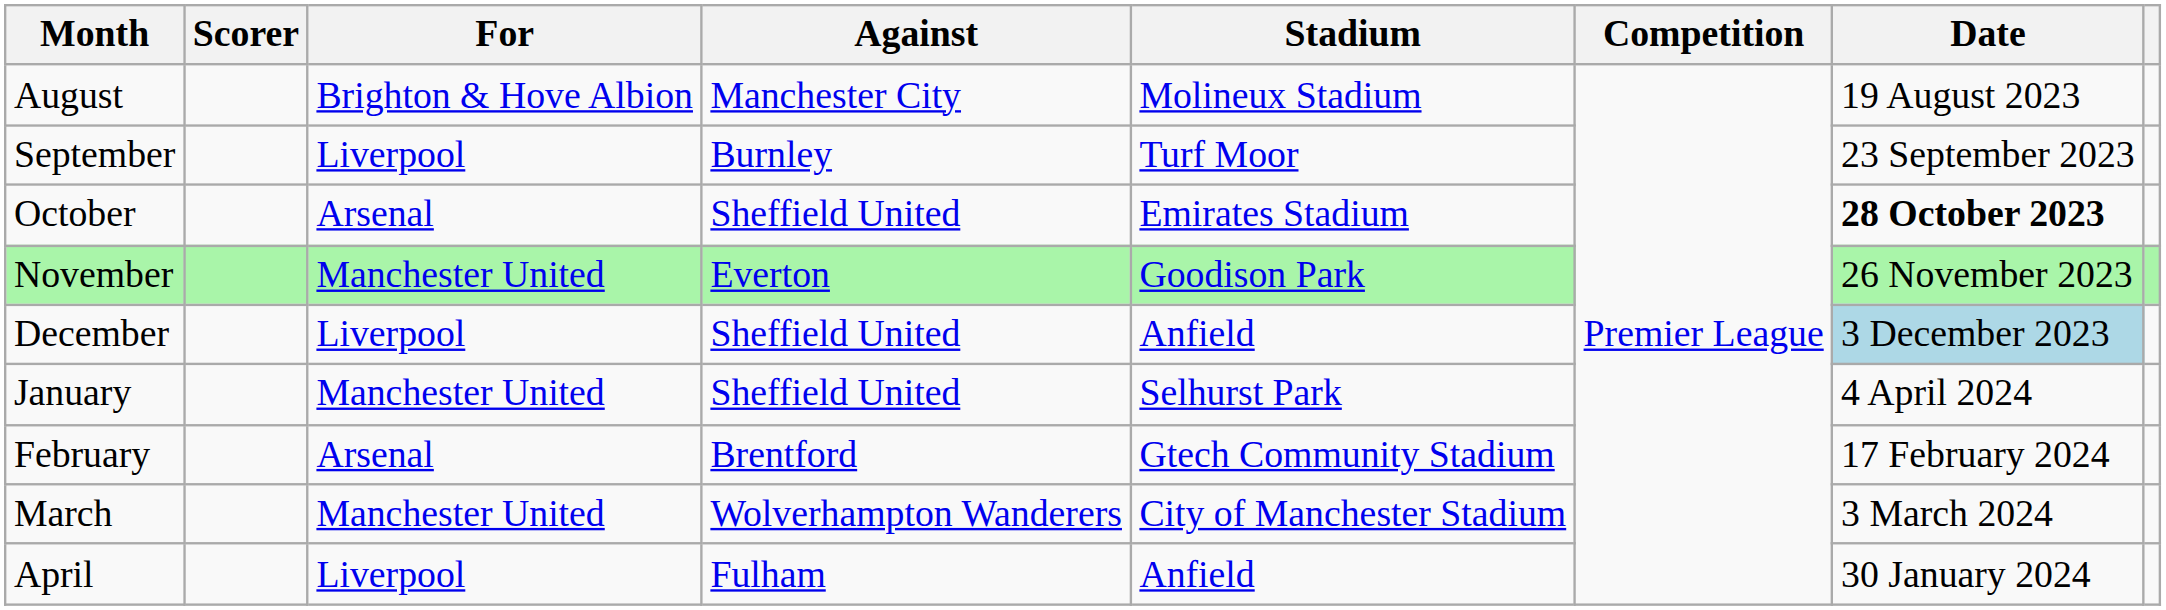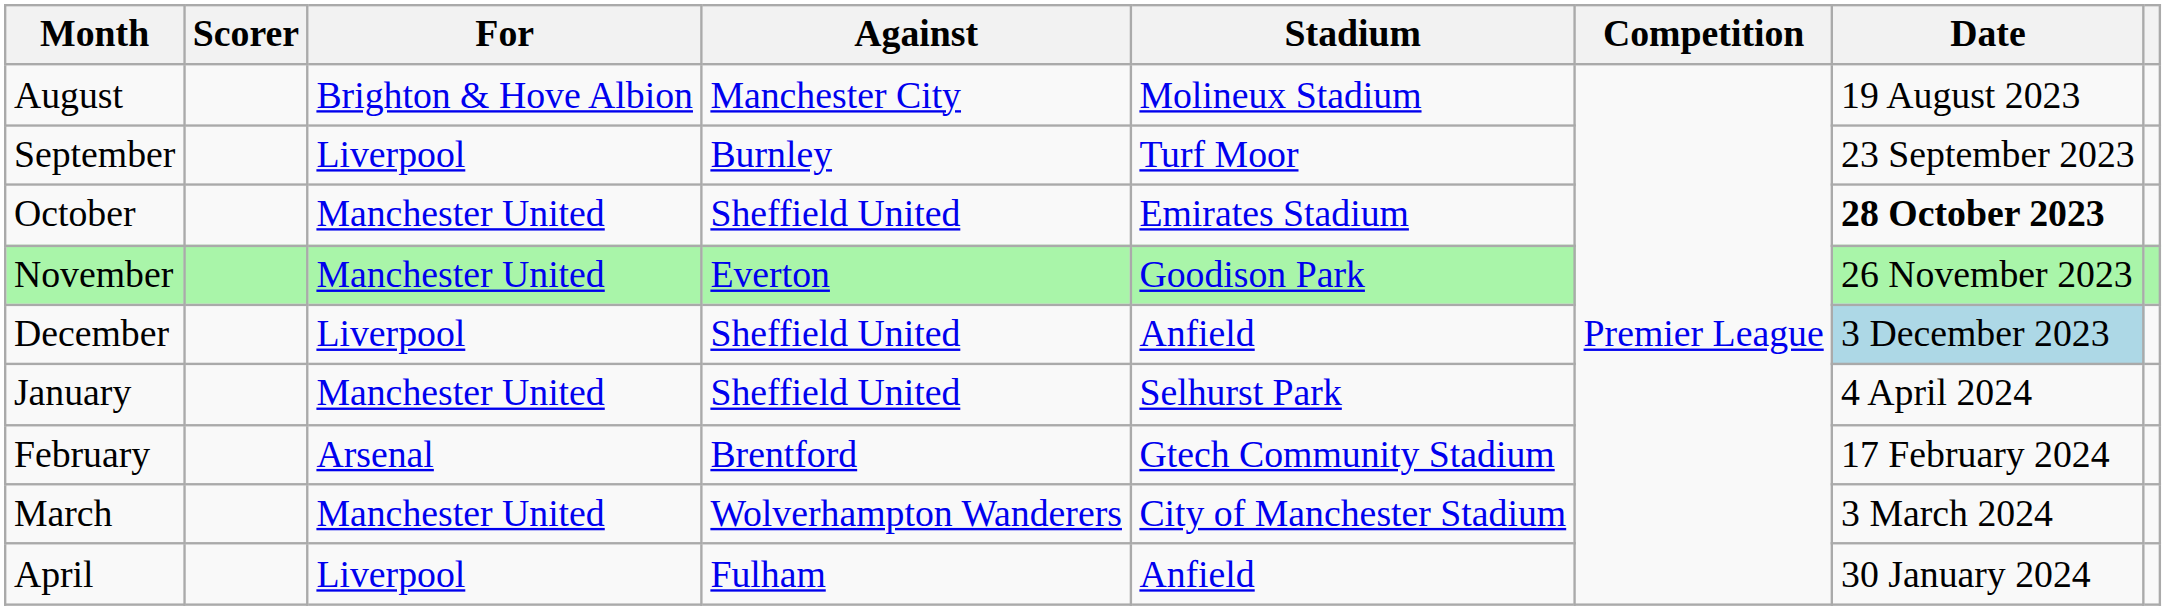(375, 214) Arsenal -> (461, 214) Manchester United
